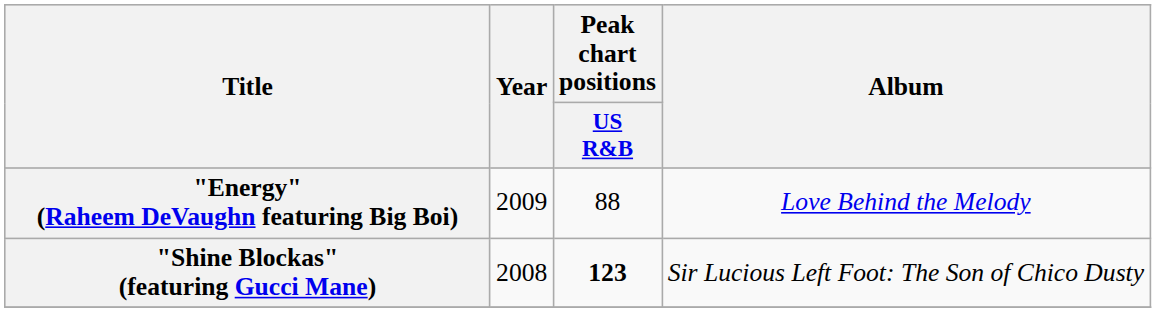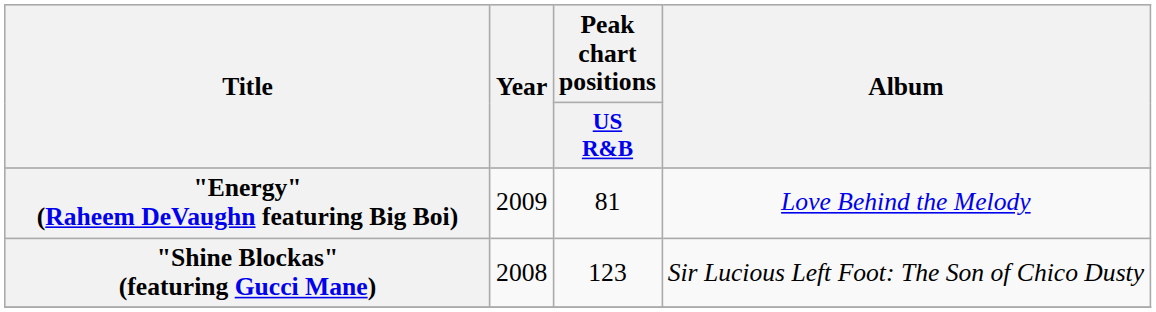(607, 202) 88 -> (607, 202) 81
(607, 272) bold -> (607, 272) normal
